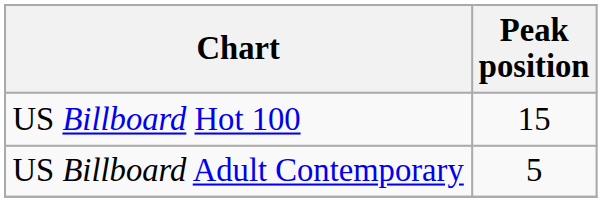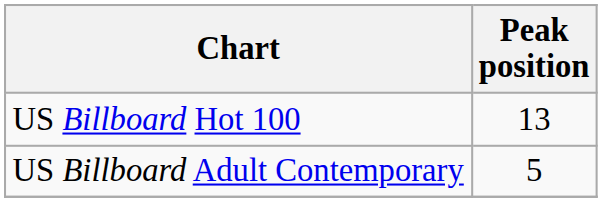(534, 118) 15 -> (534, 118) 13
